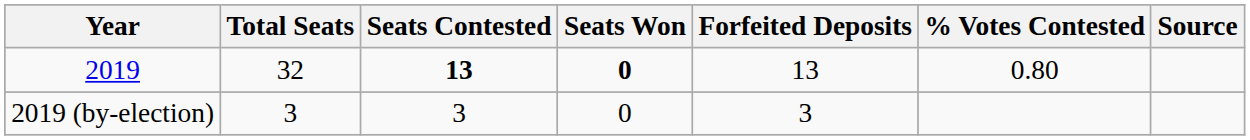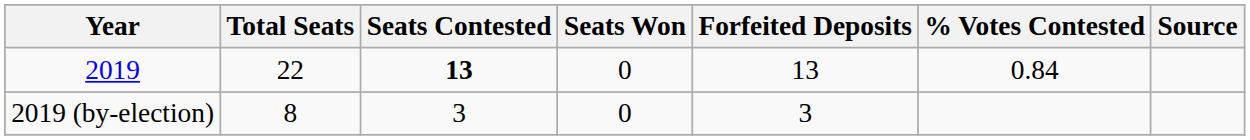(290, 69) 32 -> (290, 69) 22
(625, 69) bold -> (625, 69) normal
(1035, 69) 0.80 -> (1035, 69) 0.84
(290, 112) 3 -> (290, 112) 8
